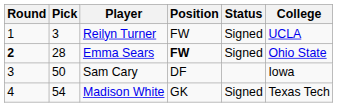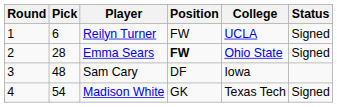columns swapped: (299, 14) <-> (244, 14)
(55, 33) 3 -> (55, 33) 6
(11, 53) bold -> (11, 53) normal
(59, 72) 50 -> (59, 72) 48
